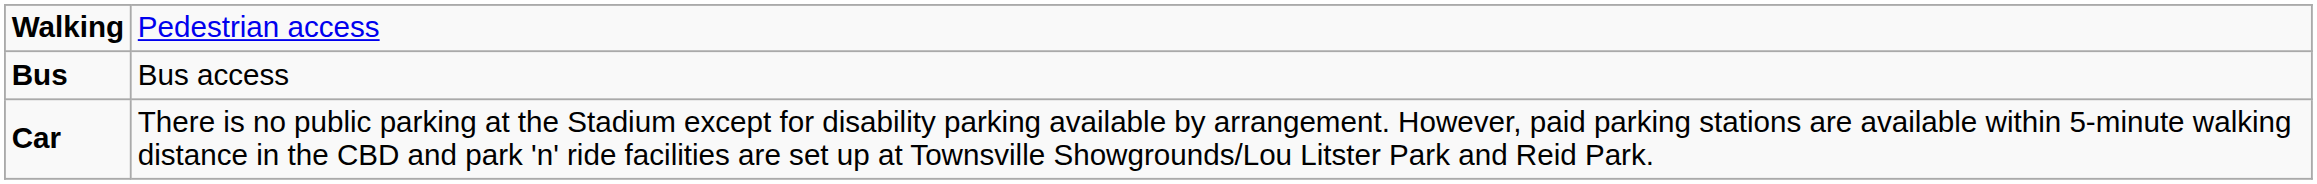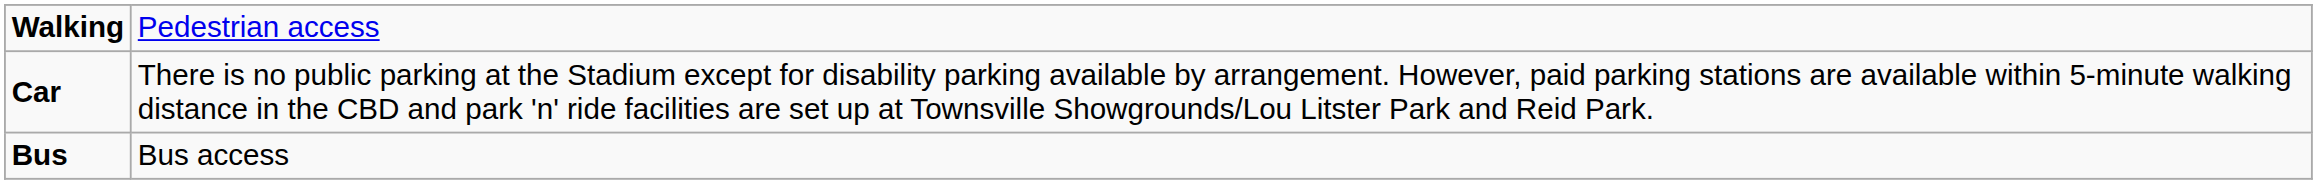rows swapped: (40, 74) <-> (36, 138)
